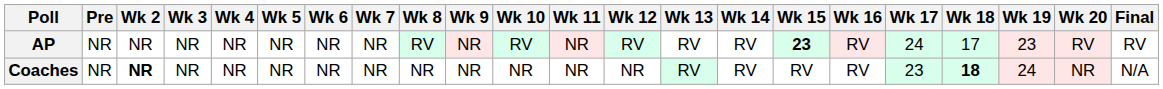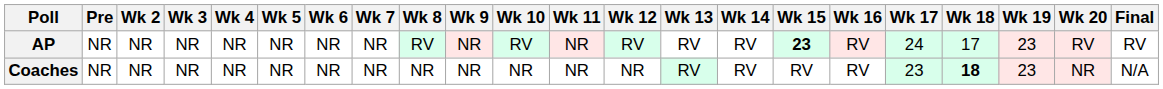(141, 71) bold -> (141, 71) normal
(1027, 71) 24 -> (1027, 71) 23
